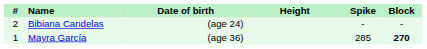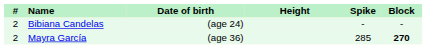(15, 38) 1 -> (15, 38) 2
